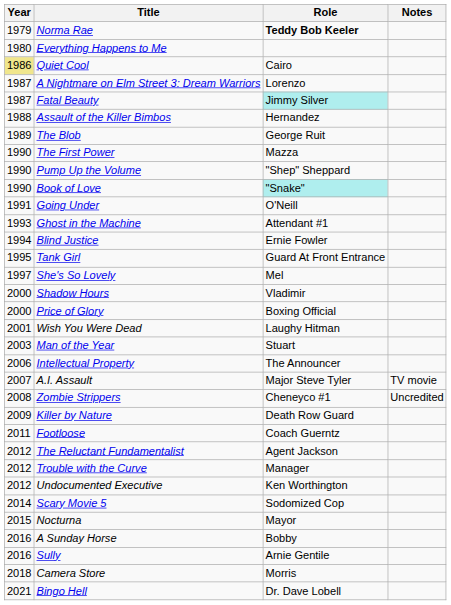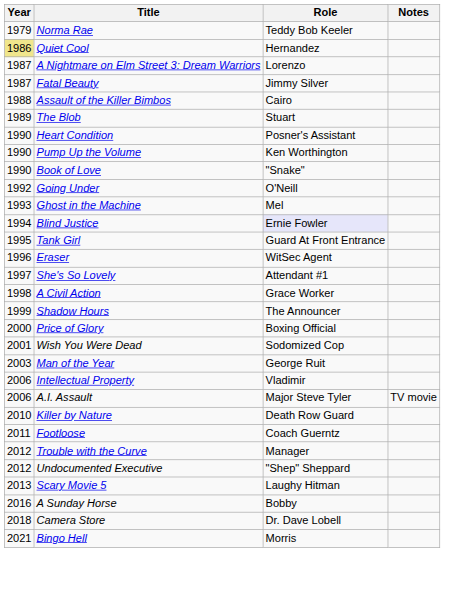(312, 30) bold -> (309, 30) normal
- row: (102, 48)
(279, 65) Cairo -> (293, 48) Hernandez
(297, 100) paleturquoise background -> (297, 83) no background
(293, 118) Hernandez -> (279, 100) Cairo
(295, 135) George Ruit -> (280, 118) Stuart
+ row: (75, 135)
- row: (75, 153)
(308, 170) "Shep" Sheppard -> (307, 153) Ken Worthington
(285, 188) paleturquoise background -> (285, 170) no background
(19, 205) 1991 -> (19, 188) 1992
(297, 223) Attendant #1 -> (274, 205) Mel
(297, 240) no background -> (297, 223) lavender background
+ row: (53, 258)
(274, 275) Mel -> (297, 275) Attendant #1
+ row: (69, 293)
(19, 293) 2000 -> (19, 310) 1999
(286, 293) Vladimir -> (303, 310) The Announcer
(303, 328) Laughy Hitman -> (305, 345) Sodomized Cop
(280, 345) Stuart -> (295, 363) George Ruit
(303, 363) The Announcer -> (286, 380) Vladimir
(19, 380) 2007 -> (19, 398) 2006
- row: (79, 398)
(19, 415) 2009 -> (19, 415) 2010
- row: (110, 450)
(307, 485) Ken Worthington -> (308, 468) "Shep" Sheppard
(19, 503) 2014 -> (19, 485) 2013
(305, 503) Sodomized Cop -> (303, 485) Laughy Hitman
- row: (59, 521)
- row: (49, 556)
(281, 573) Morris -> (303, 521) Dr. Dave Lobell
(303, 591) Dr. Dave Lobell -> (281, 538) Morris
